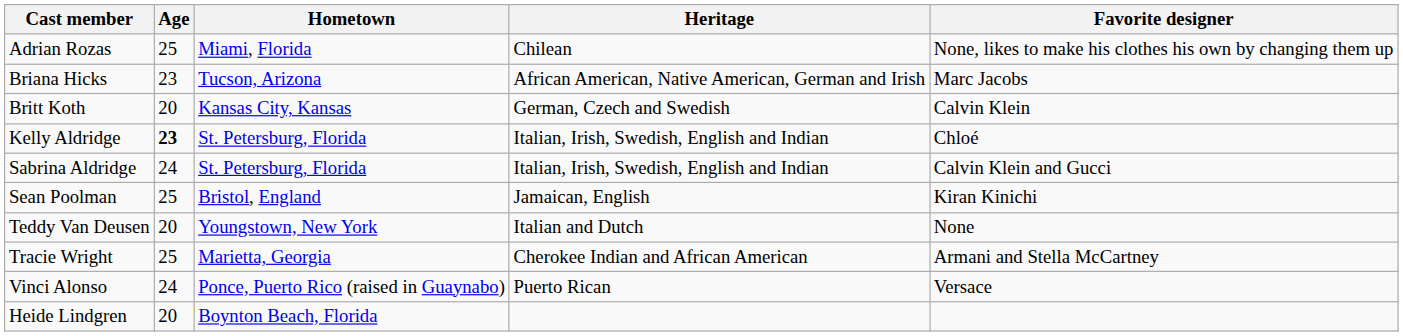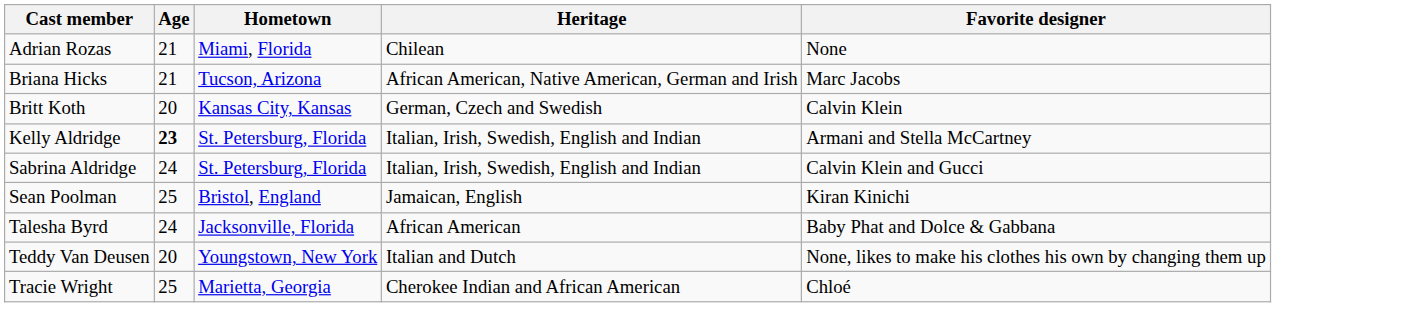(168, 49) 25 -> (168, 49) 21
(1164, 49) None, likes to make his clothes his own by changing them up -> (826, 49) None
(168, 78) 23 -> (168, 78) 21
(956, 138) Chloé -> (919, 138) Armani and Stella McCartney
+ row: (58, 227)
(954, 227) None -> (1036, 256) None, likes to make his clothes his own by changing them up
(1046, 256) Armani and Stella McCartney -> (829, 286) Chloé
- row: (58, 286)
- row: (68, 316)
